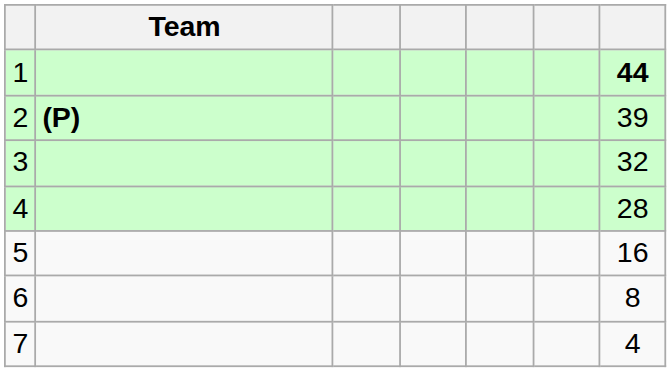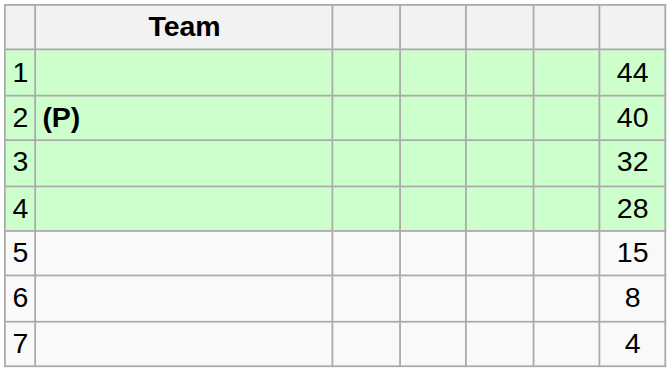(633, 72) bold -> (633, 72) normal
(633, 117) 39 -> (633, 117) 40
(633, 252) 16 -> (633, 252) 15
